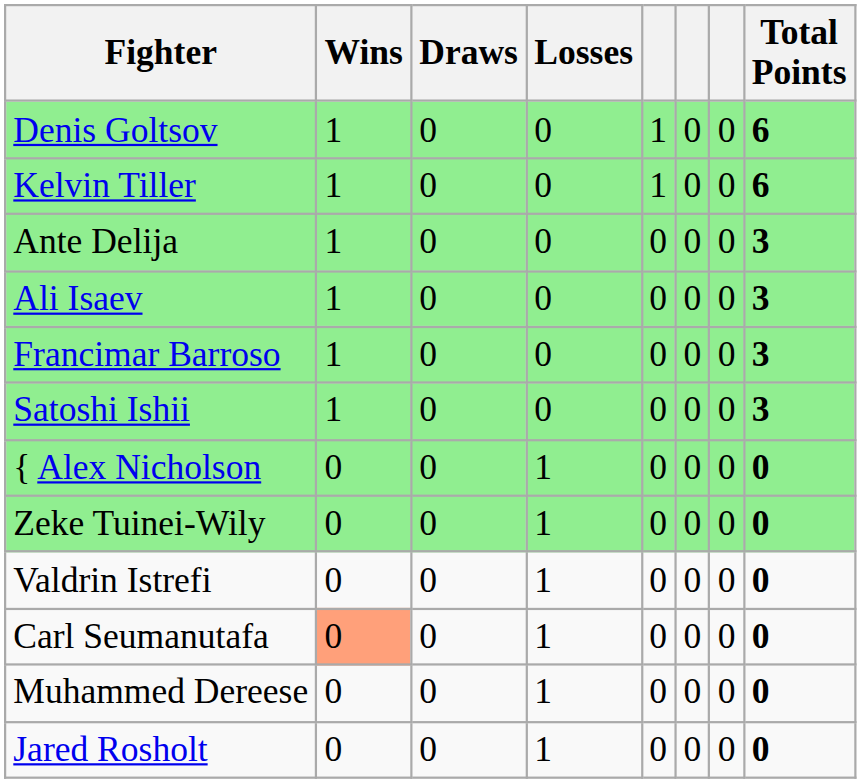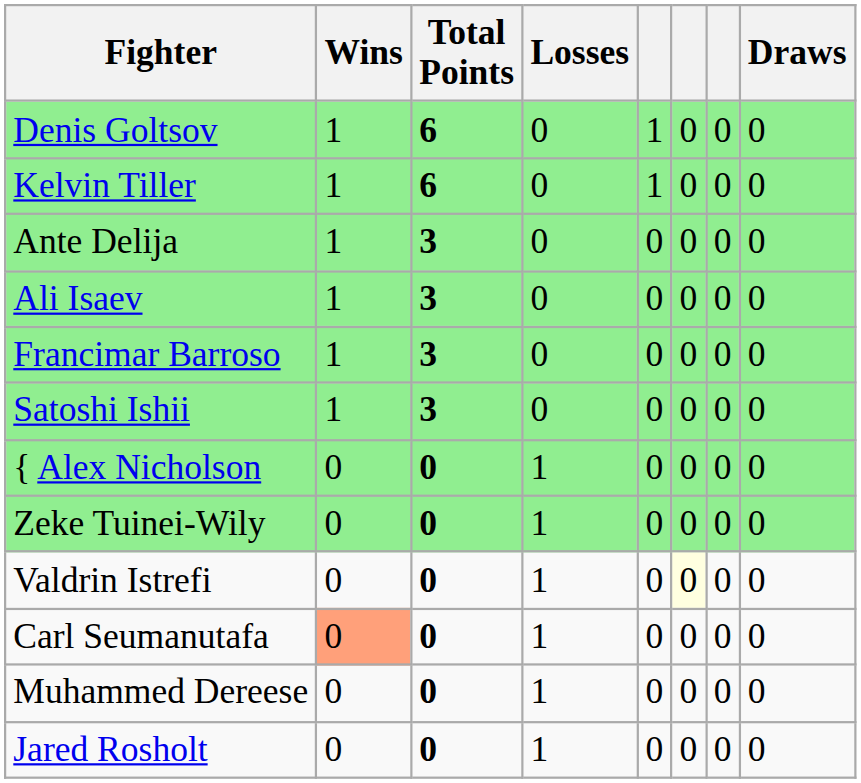columns swapped: (469, 52) <-> (799, 52)
(692, 579) no background -> (688, 579) lightyellow background
